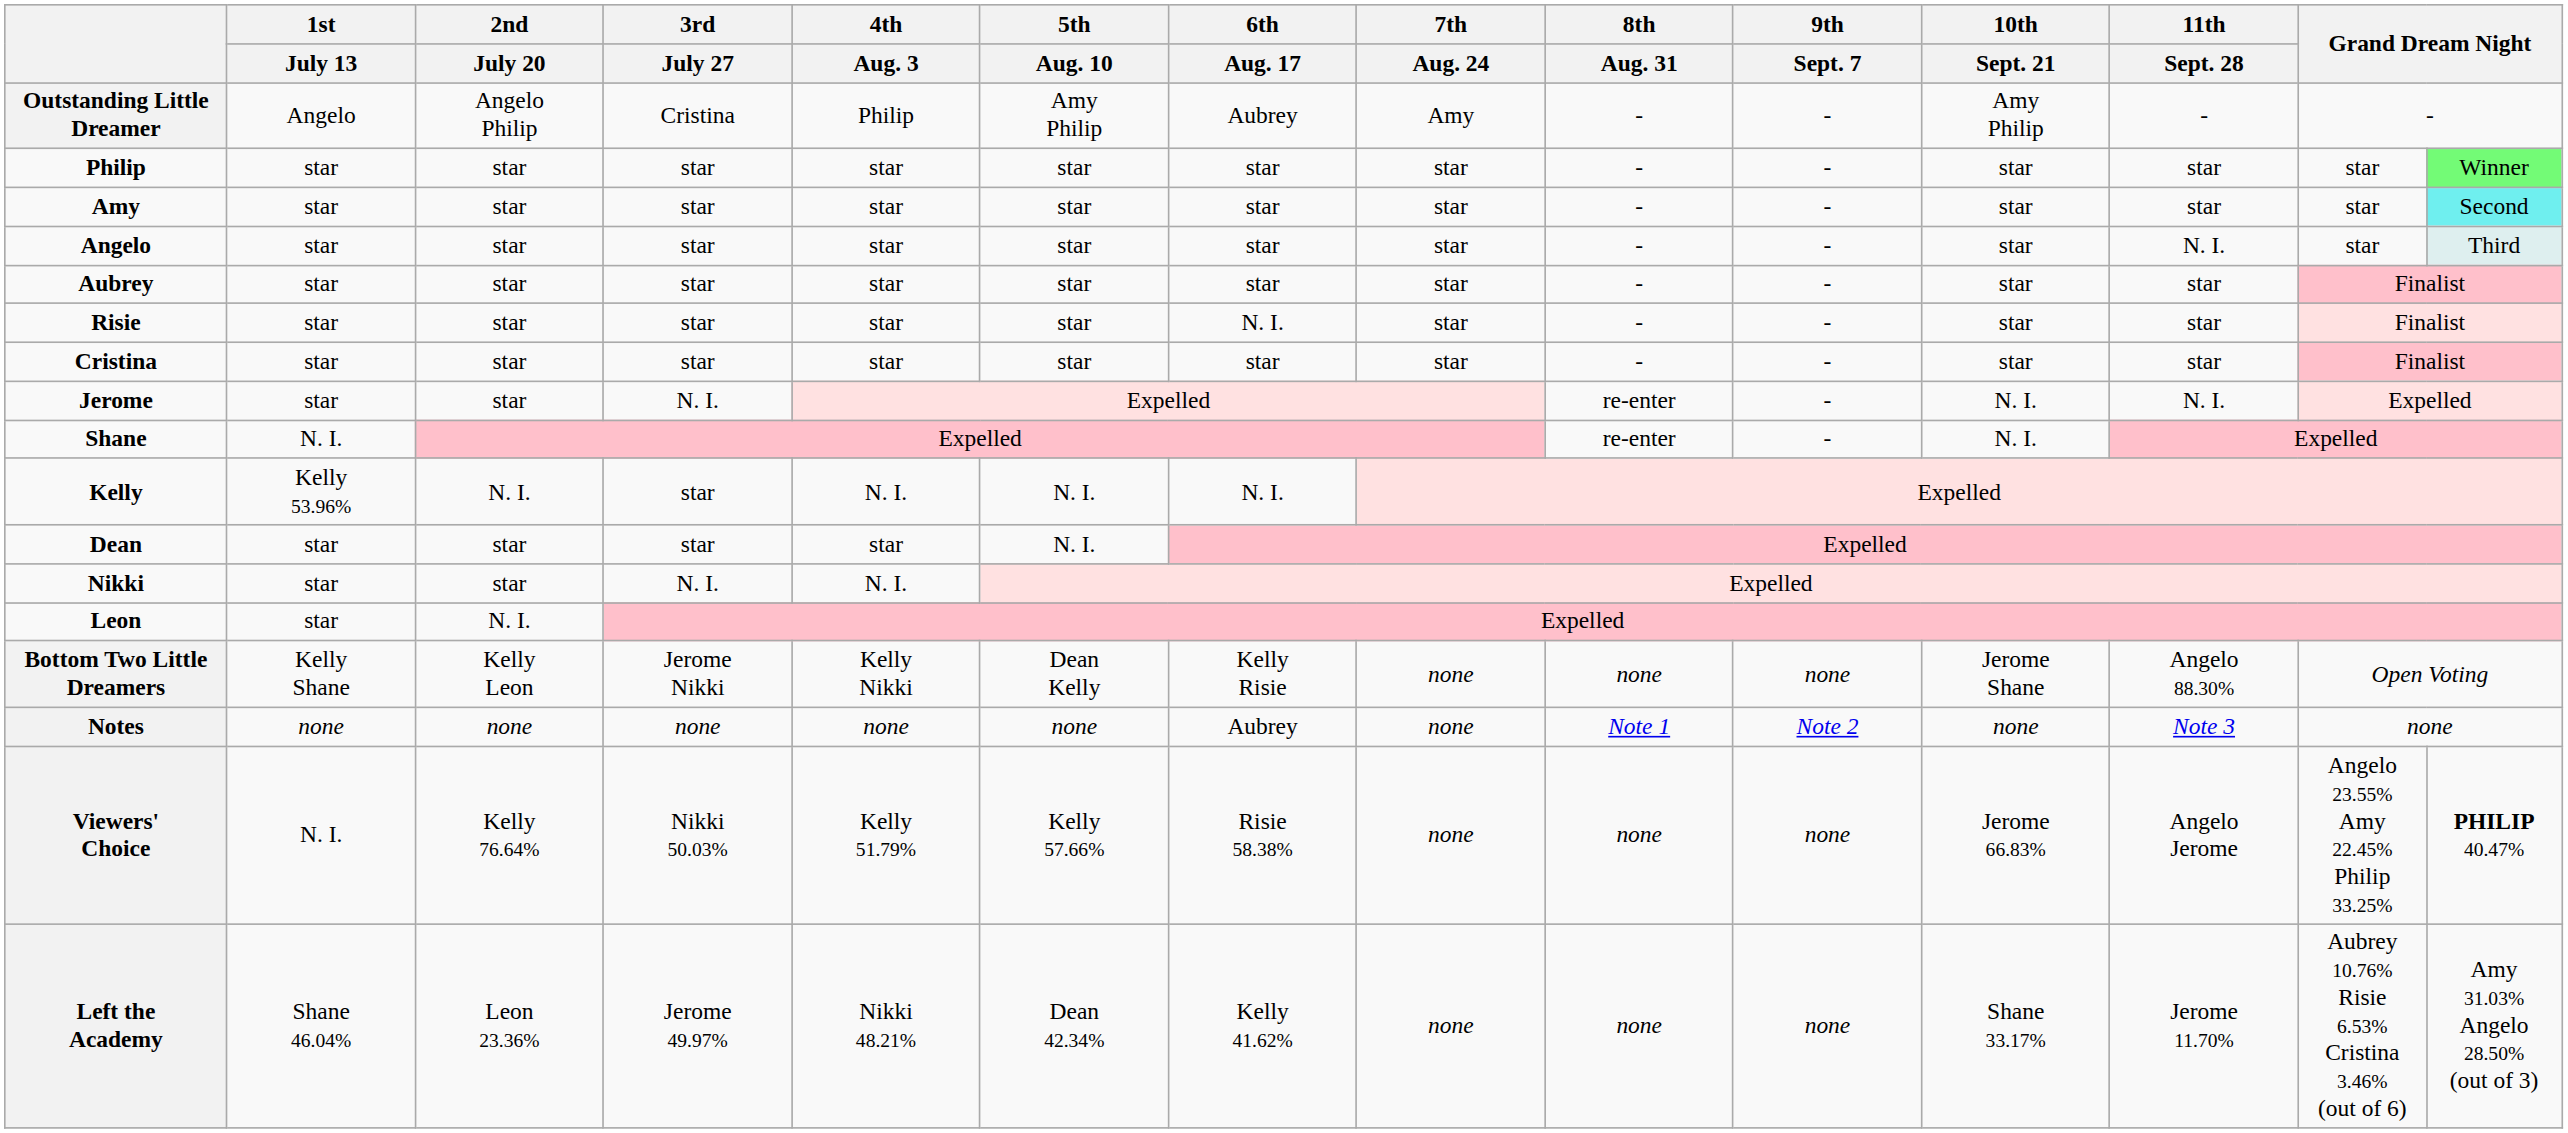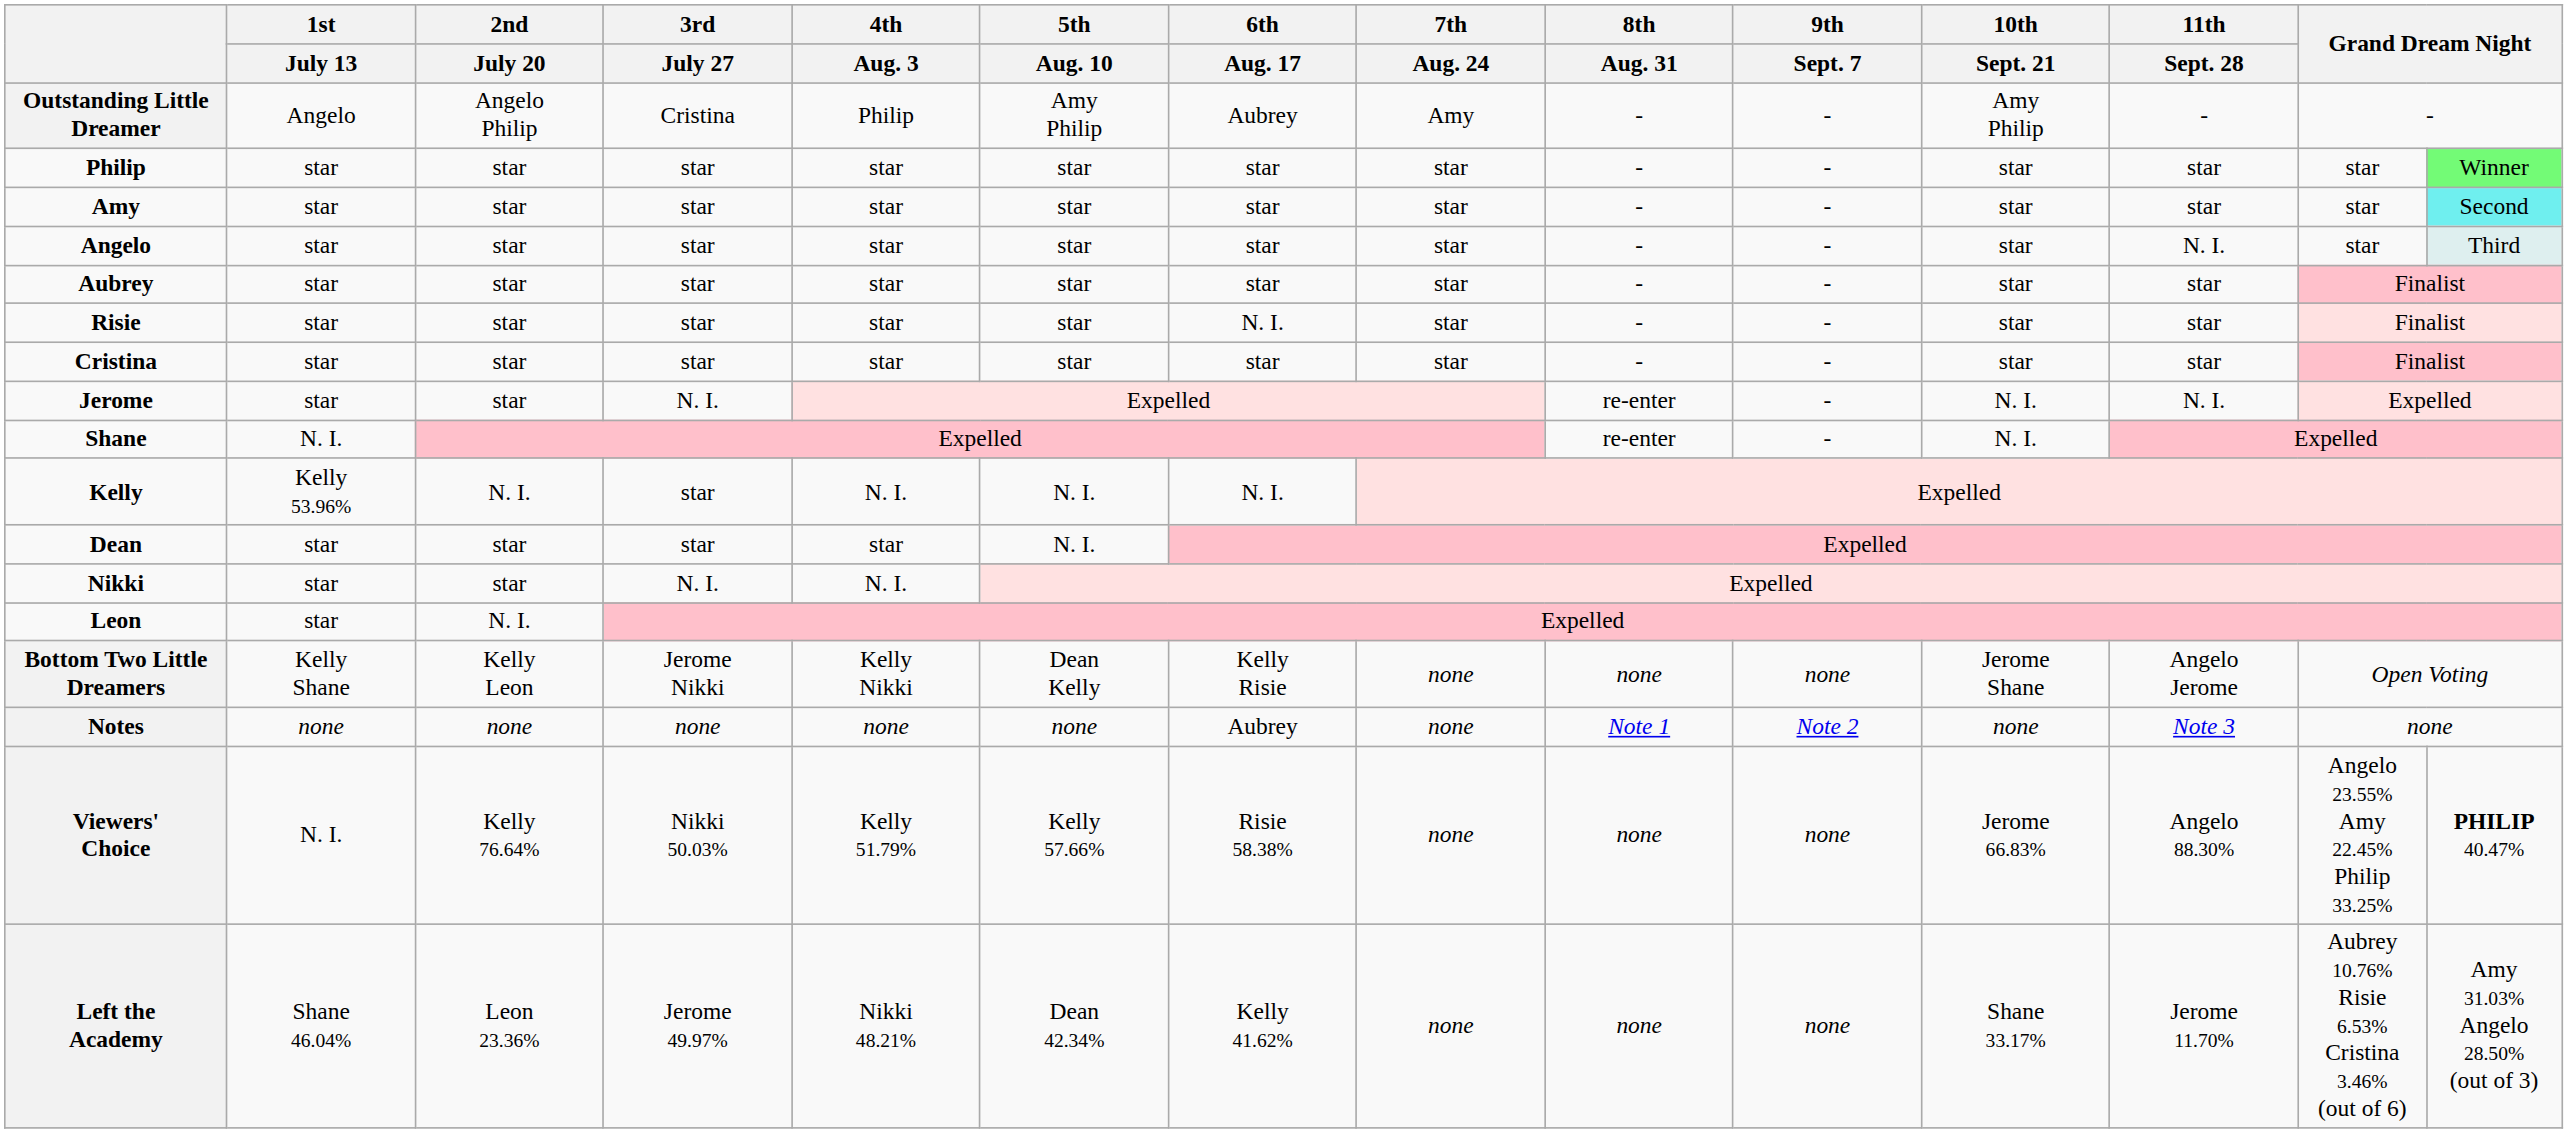(2204, 674) Angelo 88.30% -> (2204, 674) Angelo Jerome
(2204, 834) Angelo Jerome -> (2204, 834) Angelo 88.30%
